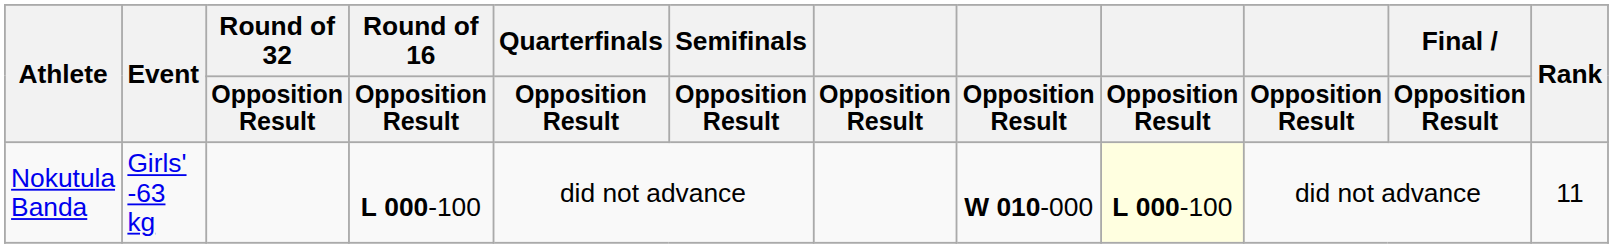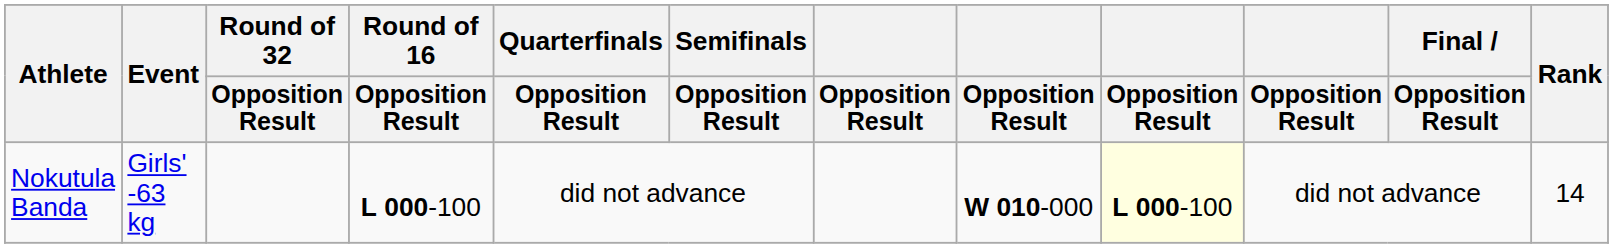(1570, 193) 11 -> (1570, 193) 14
